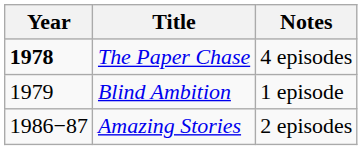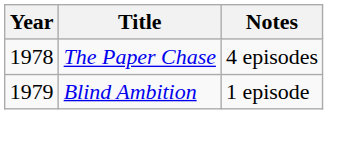(32, 56) bold -> (32, 56) normal
- row: (170, 126)
